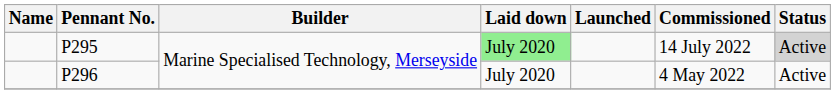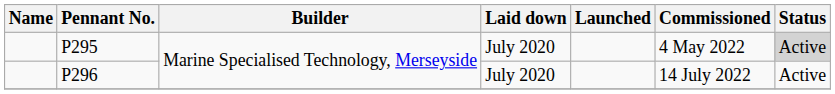(520, 46) lightgreen background -> (520, 46) no background
(705, 46) 14 July 2022 -> (702, 46) 4 May 2022
(702, 74) 4 May 2022 -> (705, 74) 14 July 2022
